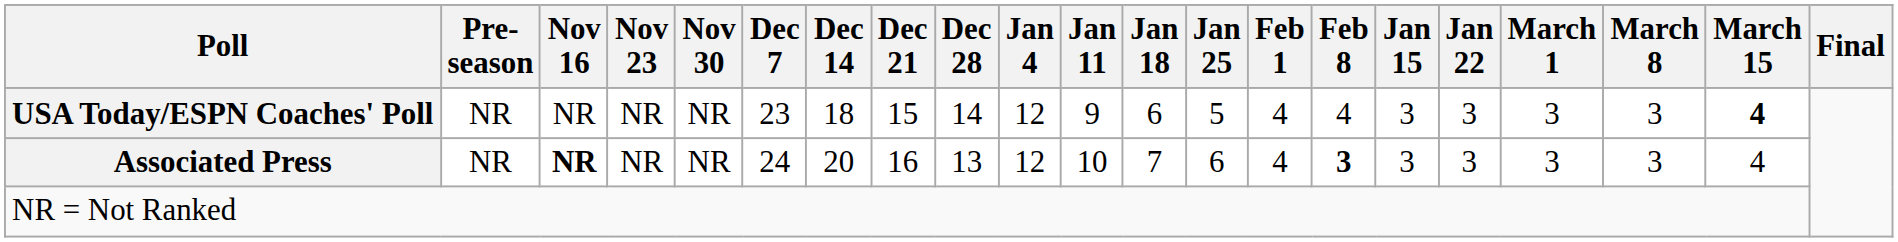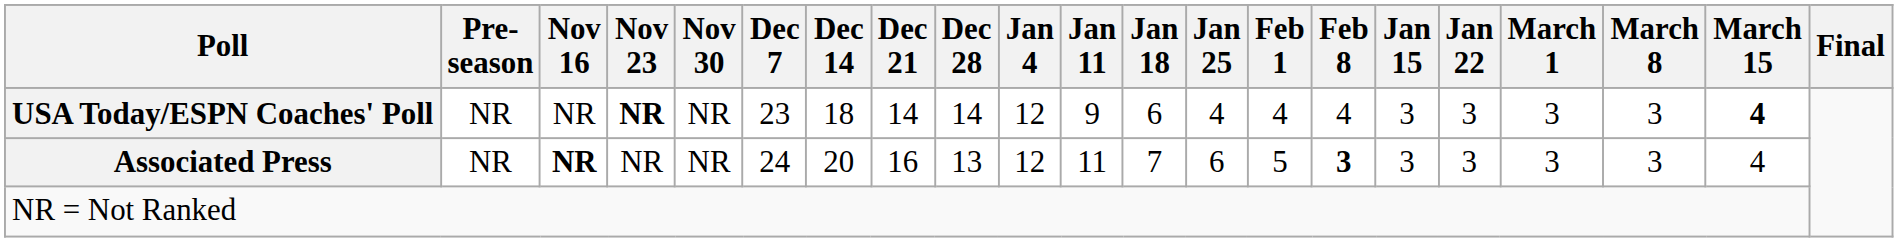(642, 112) normal -> (642, 112) bold
(903, 112) 15 -> (903, 112) 14
(1217, 112) 5 -> (1217, 112) 4
(1092, 161) 10 -> (1092, 161) 11
(1280, 161) 4 -> (1280, 161) 5
